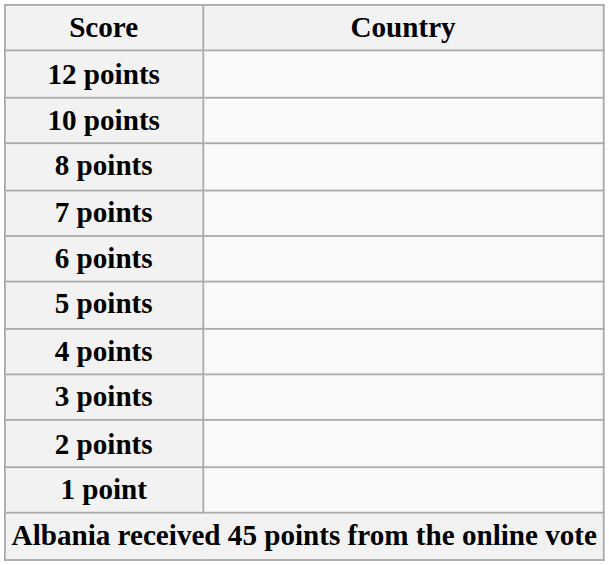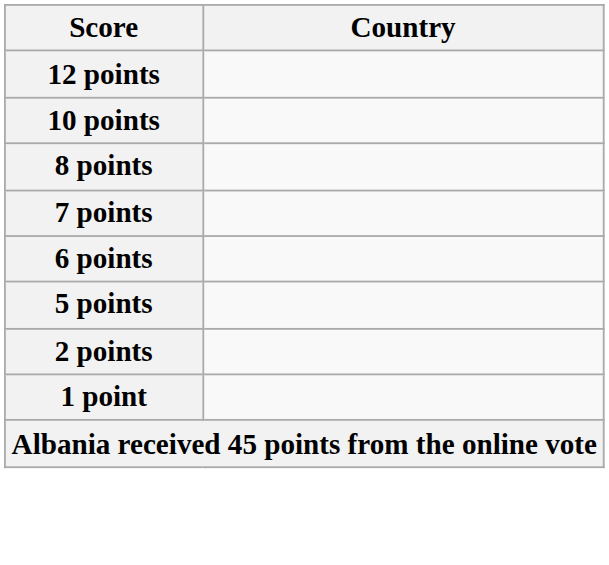- row: (104, 350)
- row: (104, 397)
